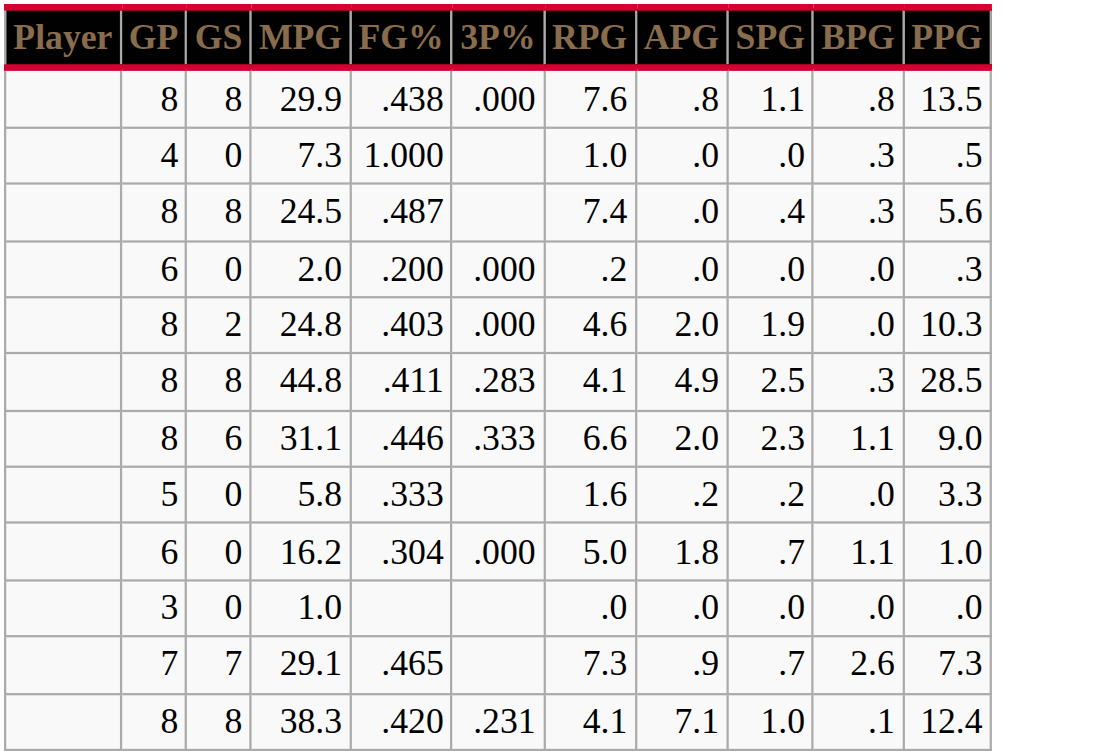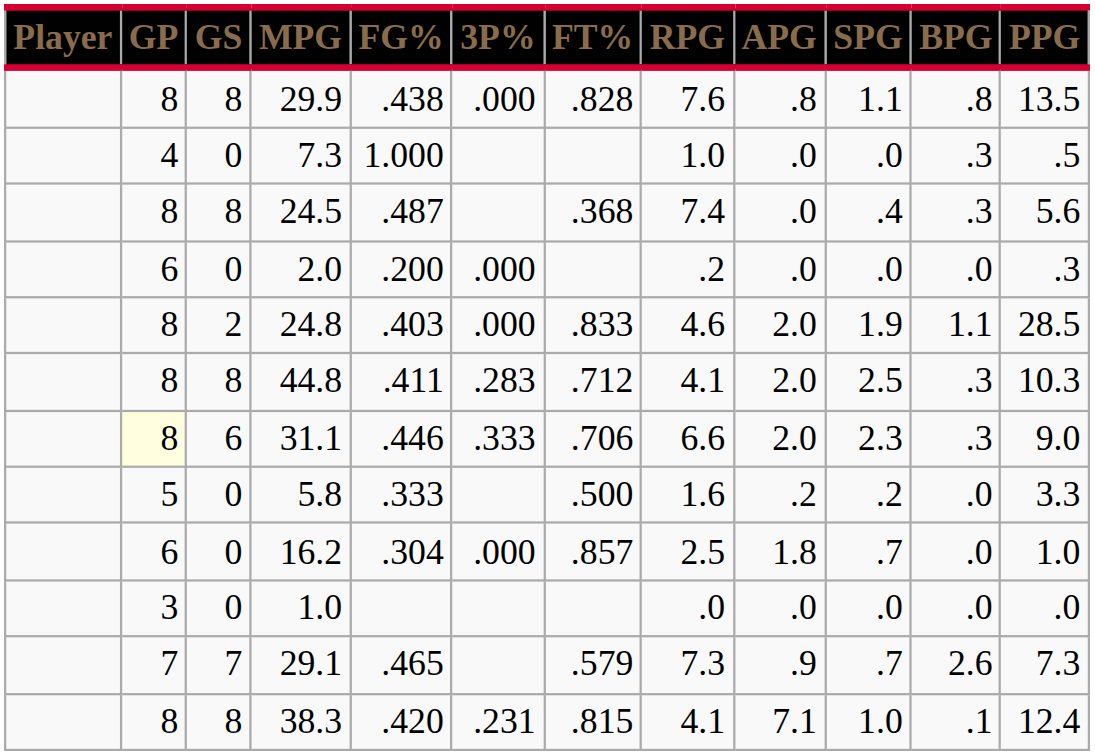+ column: (593, 37)
(881, 324) .0 -> (970, 324) 1.1
(951, 324) 10.3 -> (1049, 324) 28.5
(697, 381) 4.9 -> (795, 381) 2.0
(951, 381) 28.5 -> (1049, 381) 10.3
(169, 437) no background -> (169, 437) lightyellow background
(872, 437) 1.1 -> (979, 437) .3
(605, 550) 5.0 -> (703, 550) 2.5
(872, 550) 1.1 -> (979, 550) .0
